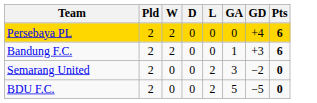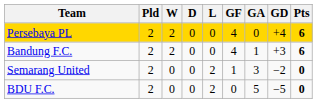+ column: (234, 13)
